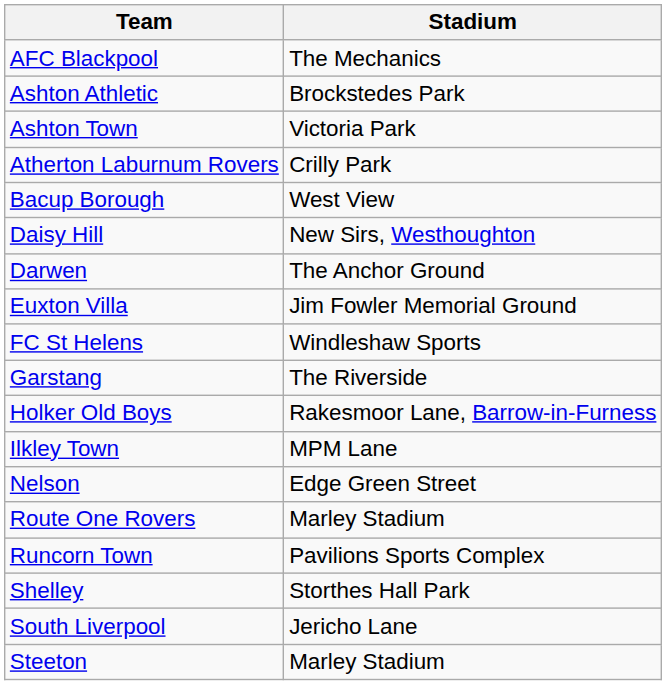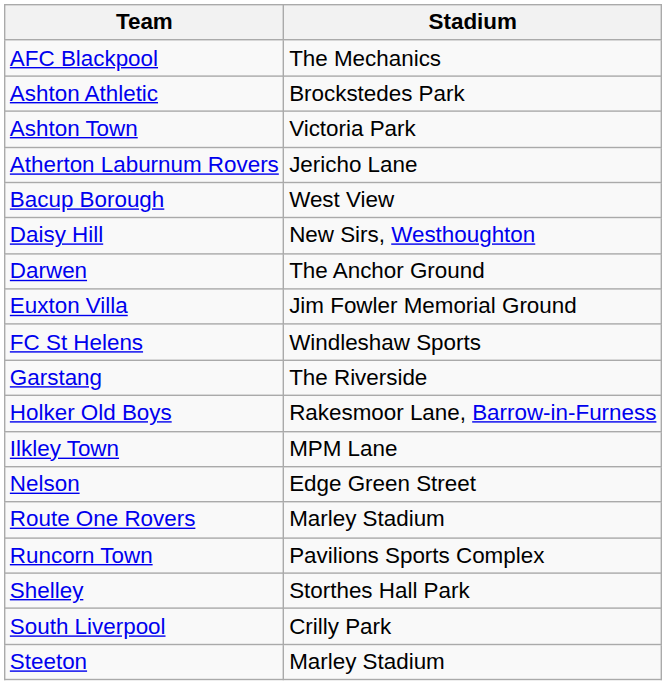(340, 164) Crilly Park -> (353, 164) Jericho Lane
(353, 626) Jericho Lane -> (340, 626) Crilly Park
